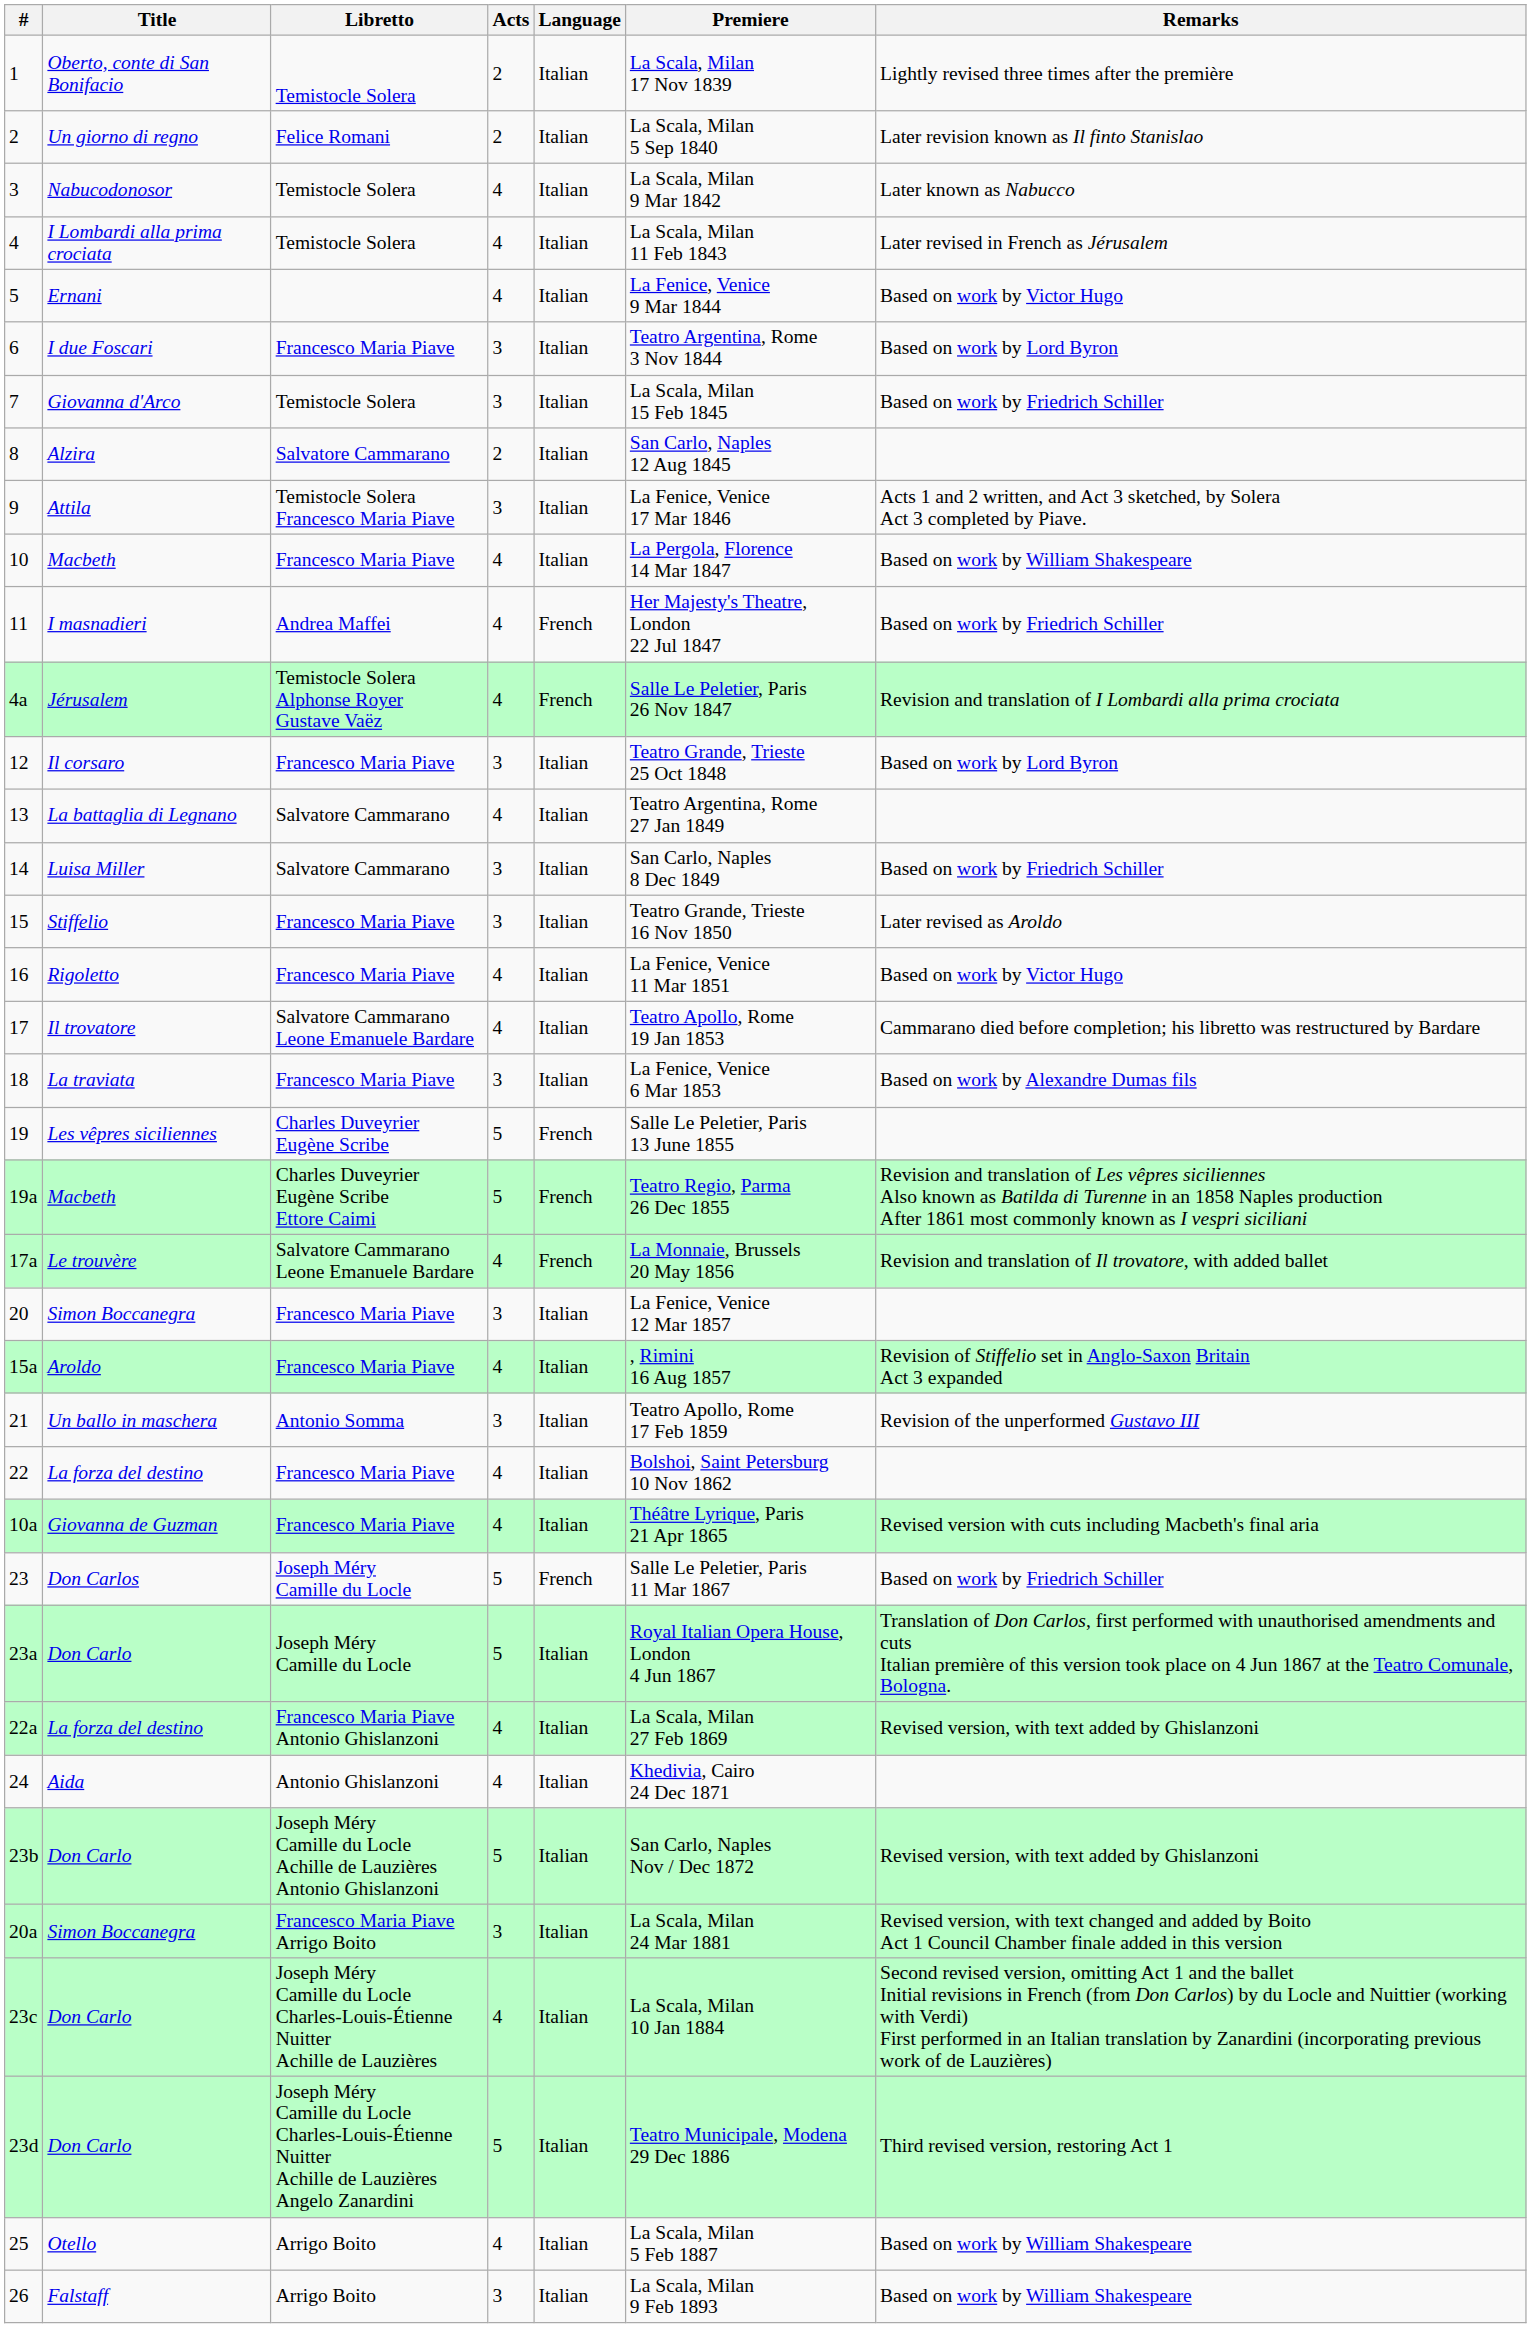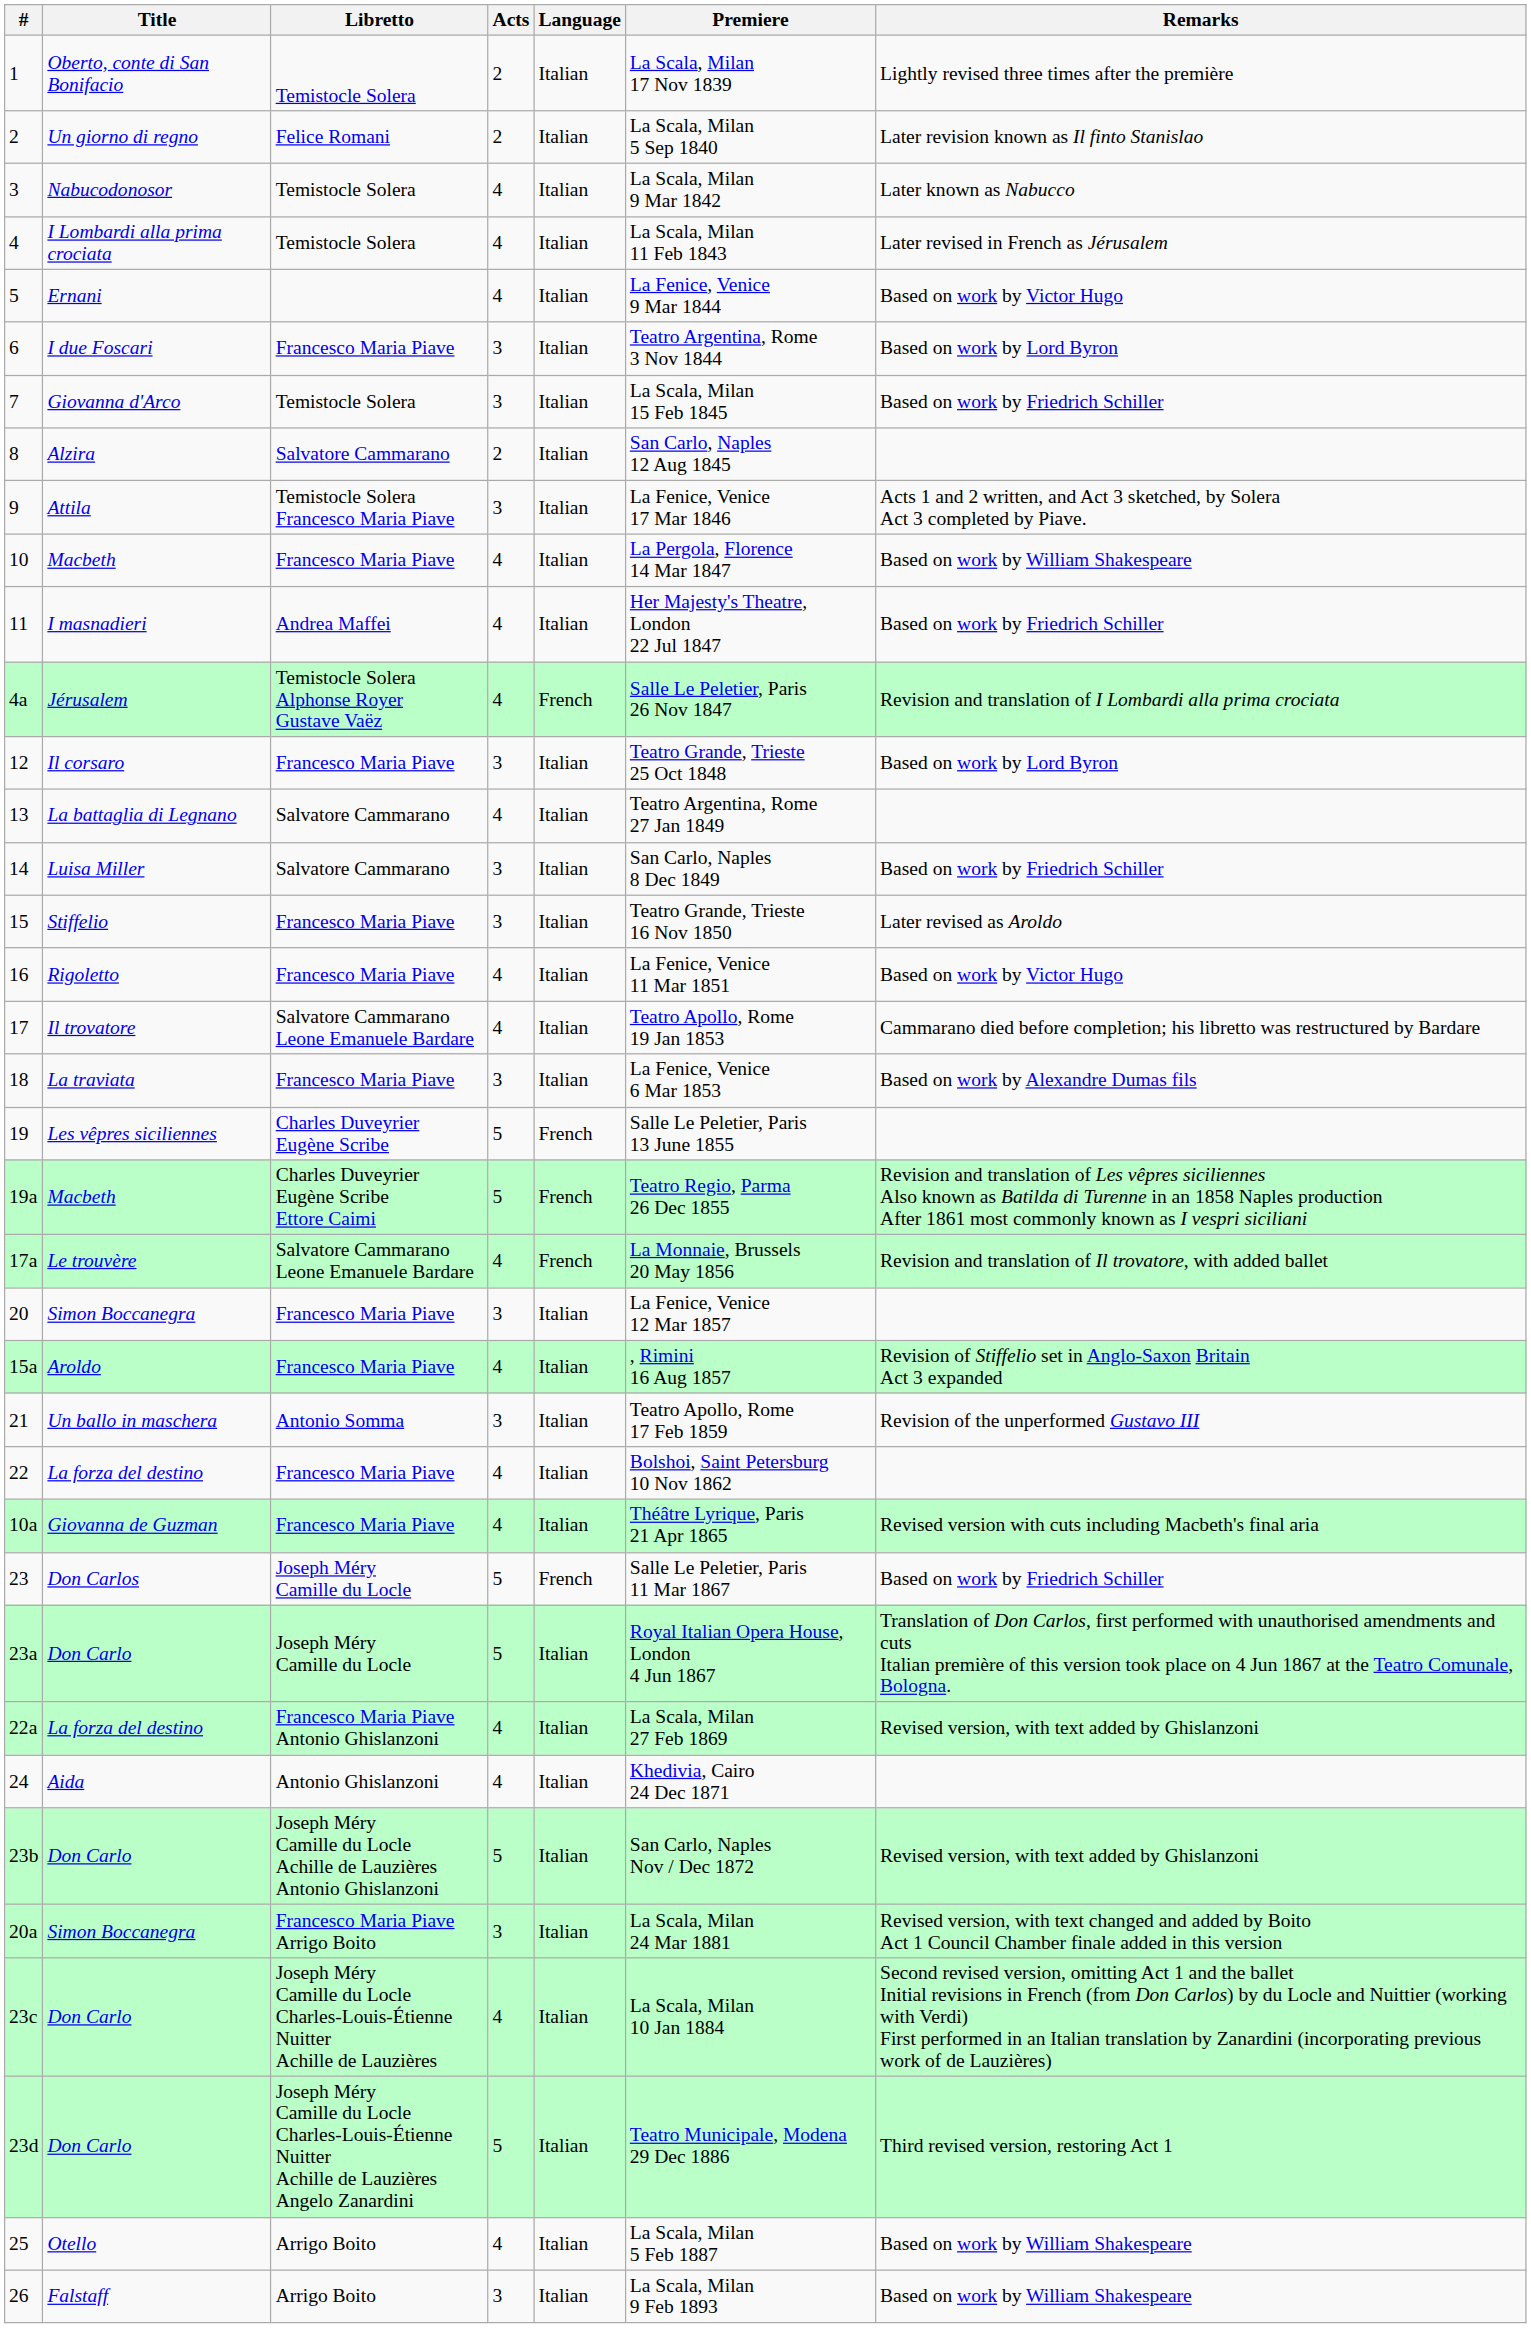(566, 624) French -> (563, 624) Italian
